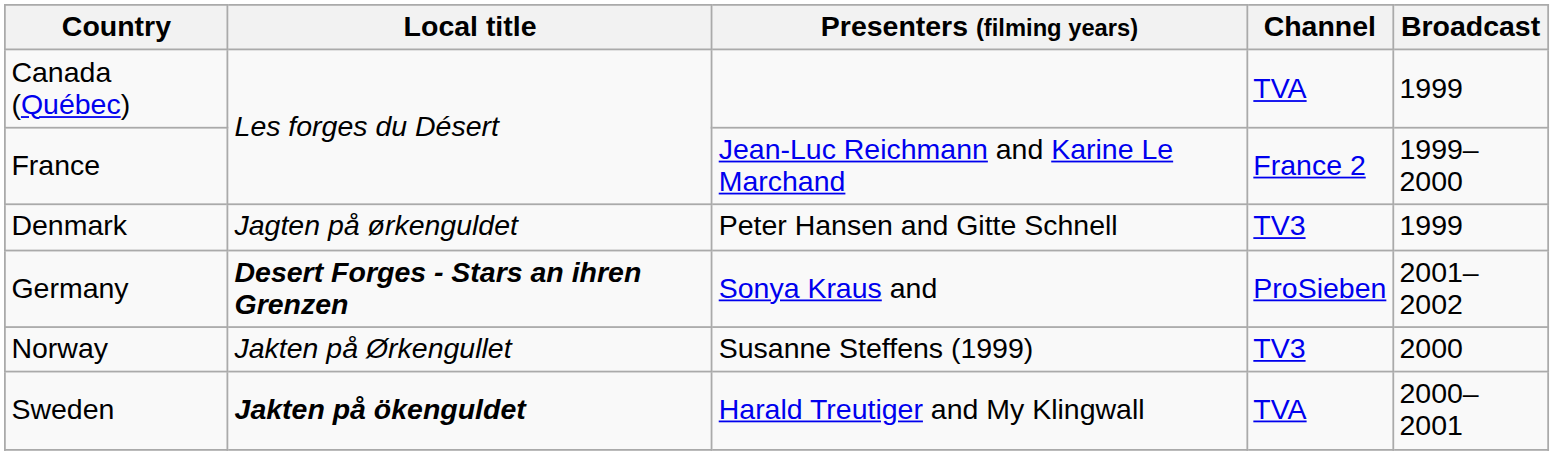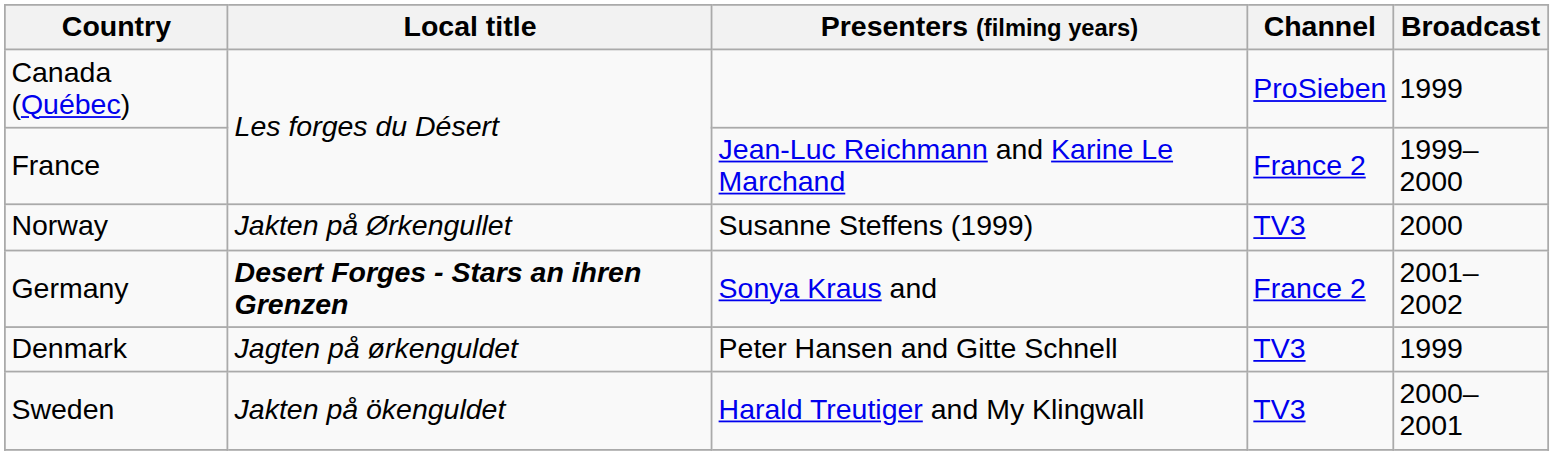(1280, 88) TVA -> (1320, 88) ProSieben
rows swapped: (69, 226) <-> (60, 349)
(1320, 287) ProSieben -> (1310, 287) France 2
(380, 410) bold -> (370, 410) normal
(1280, 410) TVA -> (1279, 410) TV3
